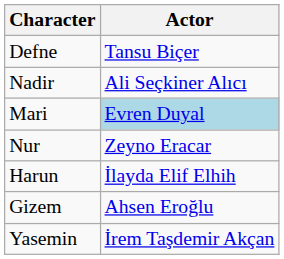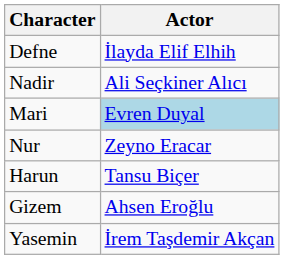(152, 51) Tansu Biçer -> (170, 51) İlayda Elif Elhih
(170, 176) İlayda Elif Elhih -> (152, 176) Tansu Biçer
